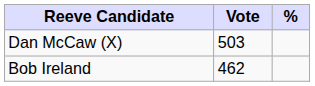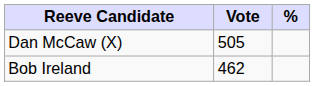(231, 42) 503 -> (231, 42) 505
